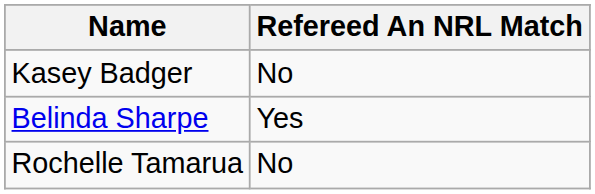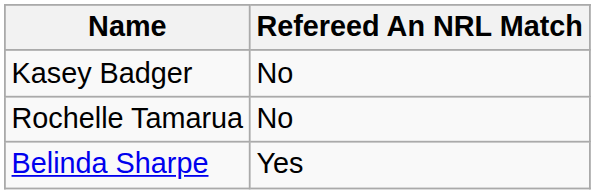rows swapped: (110, 118) <-> (127, 164)
